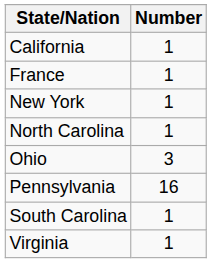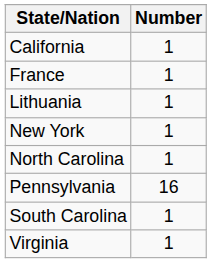+ row: (45, 103)
- row: (28, 159)
